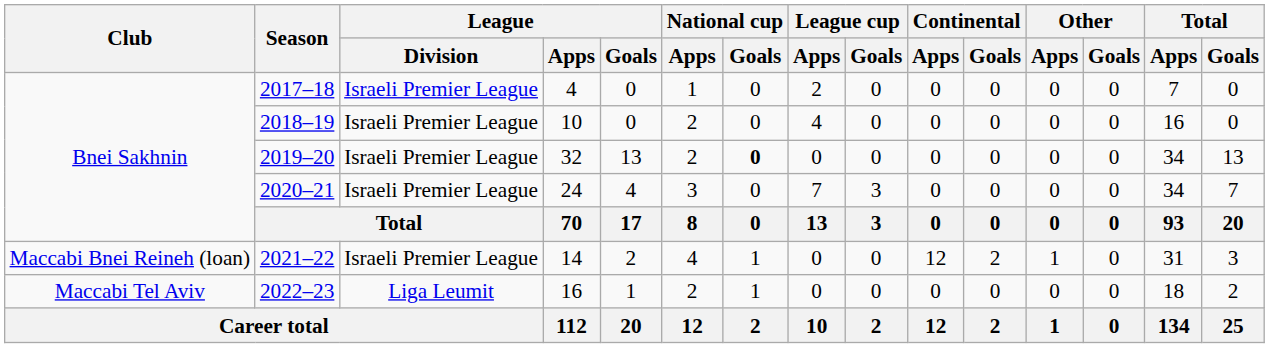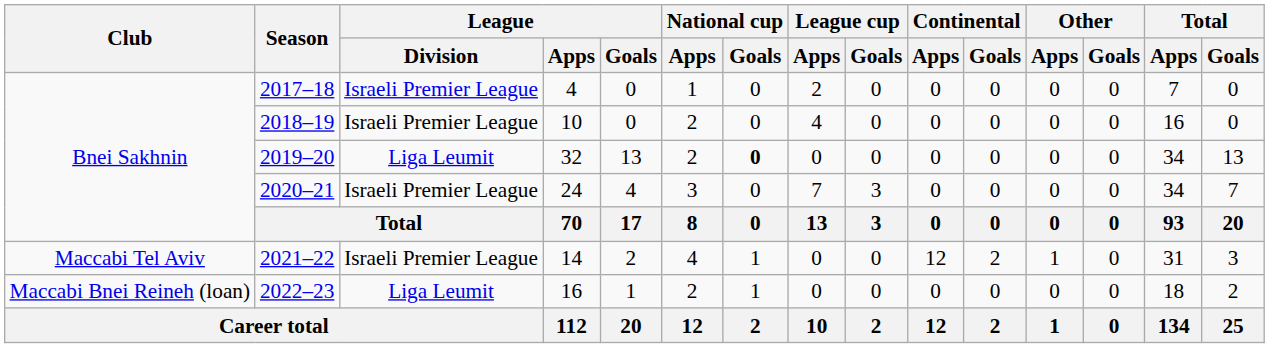(441, 156) Israeli Premier League -> (441, 156) Liga Leumit
(130, 257) Maccabi Bnei Reineh (loan) -> (130, 257) Maccabi Tel Aviv
(130, 291) Maccabi Tel Aviv -> (130, 291) Maccabi Bnei Reineh (loan)
